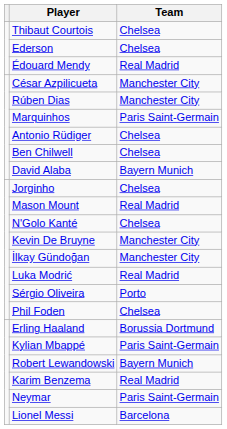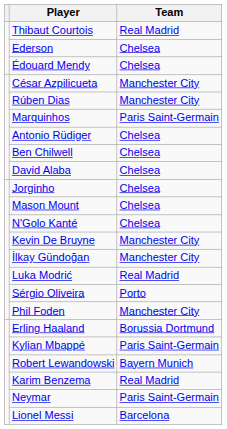(140, 30) Chelsea -> (149, 30) Real Madrid
(149, 65) Real Madrid -> (140, 65) Chelsea
(156, 170) Bayern Munich -> (140, 170) Chelsea
(149, 205) Real Madrid -> (140, 205) Chelsea
(140, 310) Chelsea -> (159, 310) Manchester City
